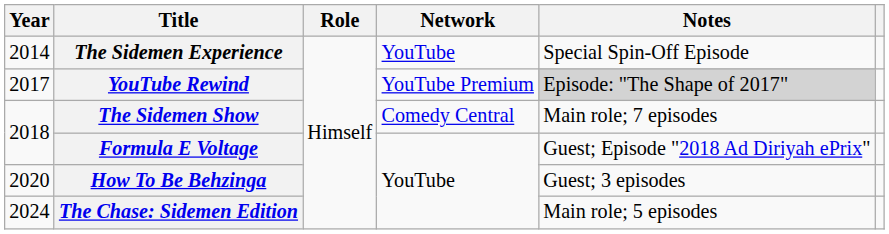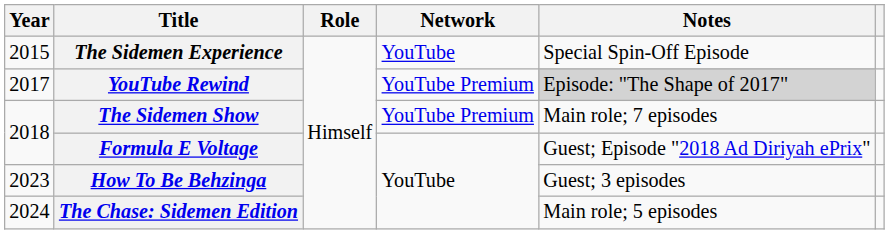(29, 52) 2014 -> (29, 52) 2015
(448, 116) Comedy Central -> (458, 116) YouTube Premium
(29, 180) 2020 -> (29, 180) 2023
